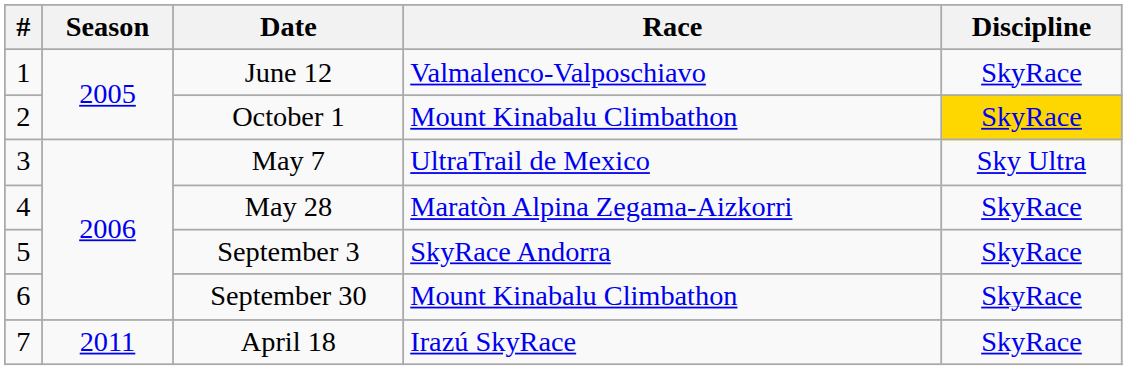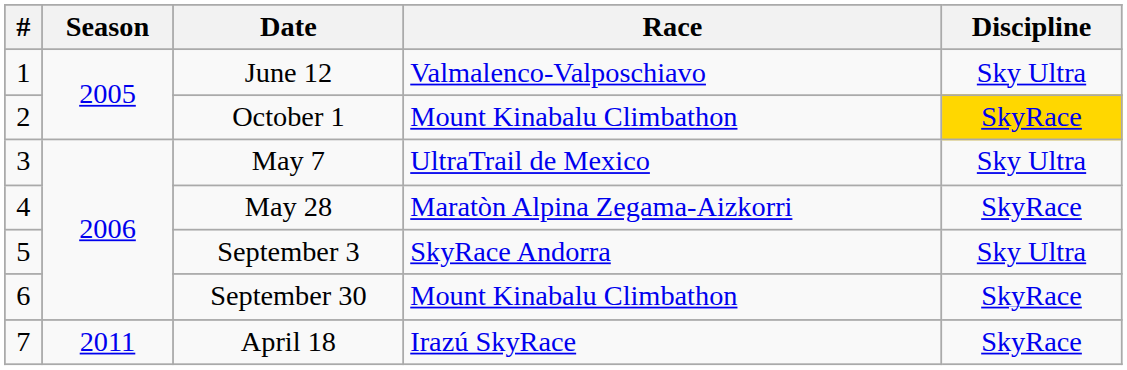(1032, 71) SkyRace -> (1032, 71) Sky Ultra
(1032, 251) SkyRace -> (1032, 251) Sky Ultra
